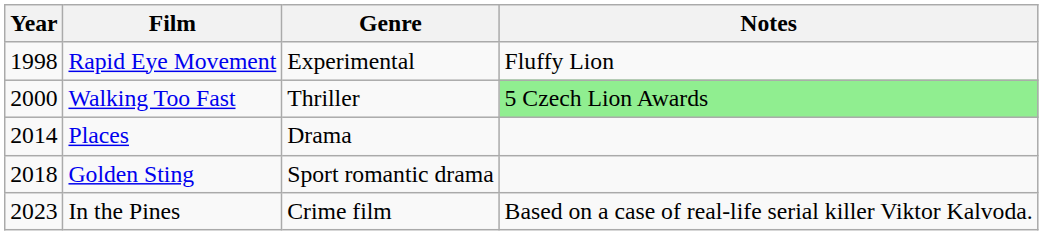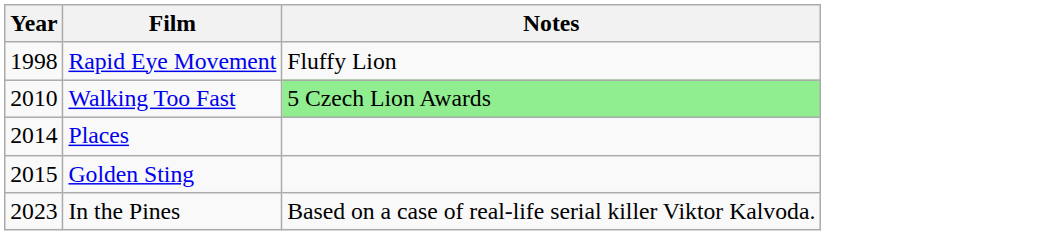- column: (390, 23)
(34, 98) 2000 -> (34, 98) 2010
(34, 173) 2018 -> (34, 173) 2015
